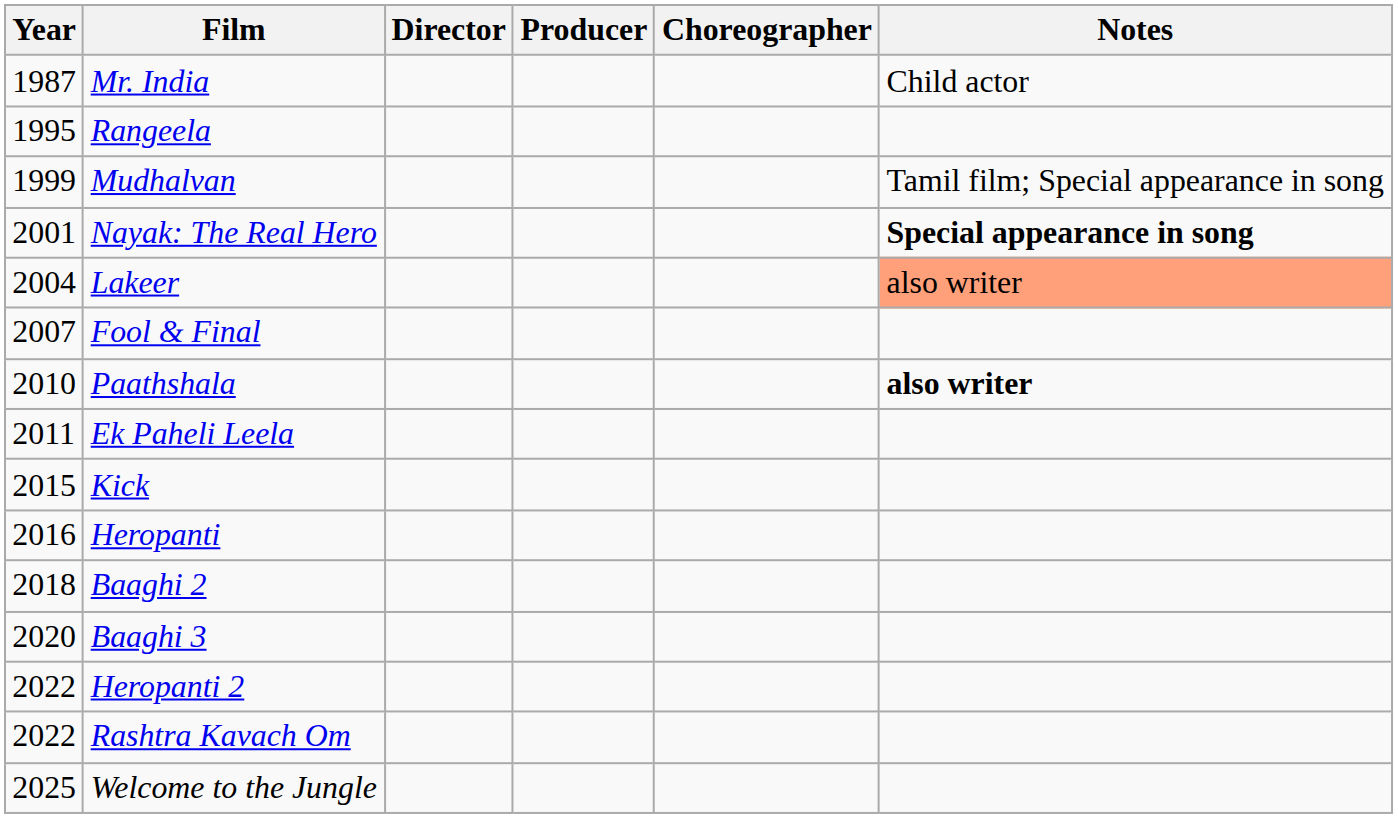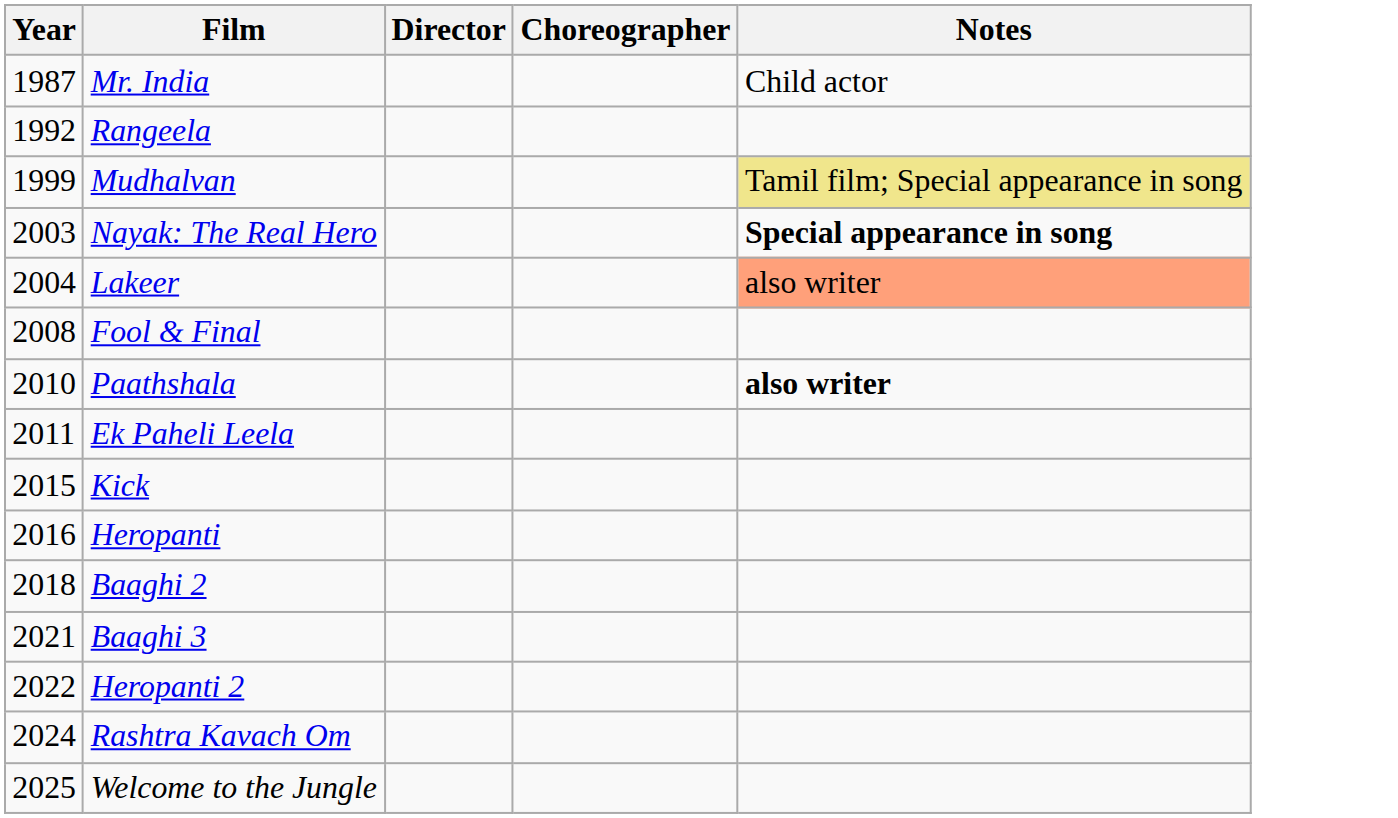- column: (584, 29)
(44, 130) 1995 -> (44, 130) 1992
(1135, 181) no background -> (994, 181) khaki background
(44, 231) 2001 -> (44, 231) 2003
(44, 332) 2007 -> (44, 332) 2008
(44, 635) 2020 -> (44, 635) 2021
(44, 736) 2022 -> (44, 736) 2024
